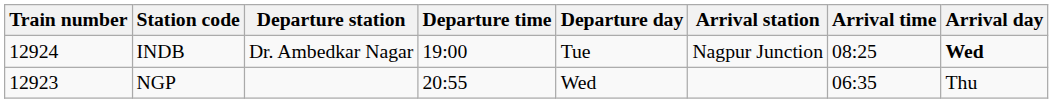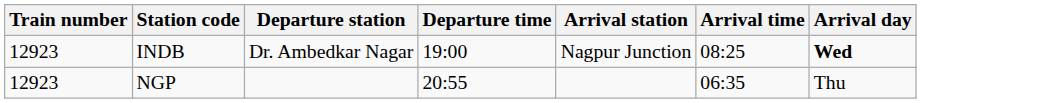- column: (622, 20)
(34, 51) 12924 -> (34, 51) 12923
